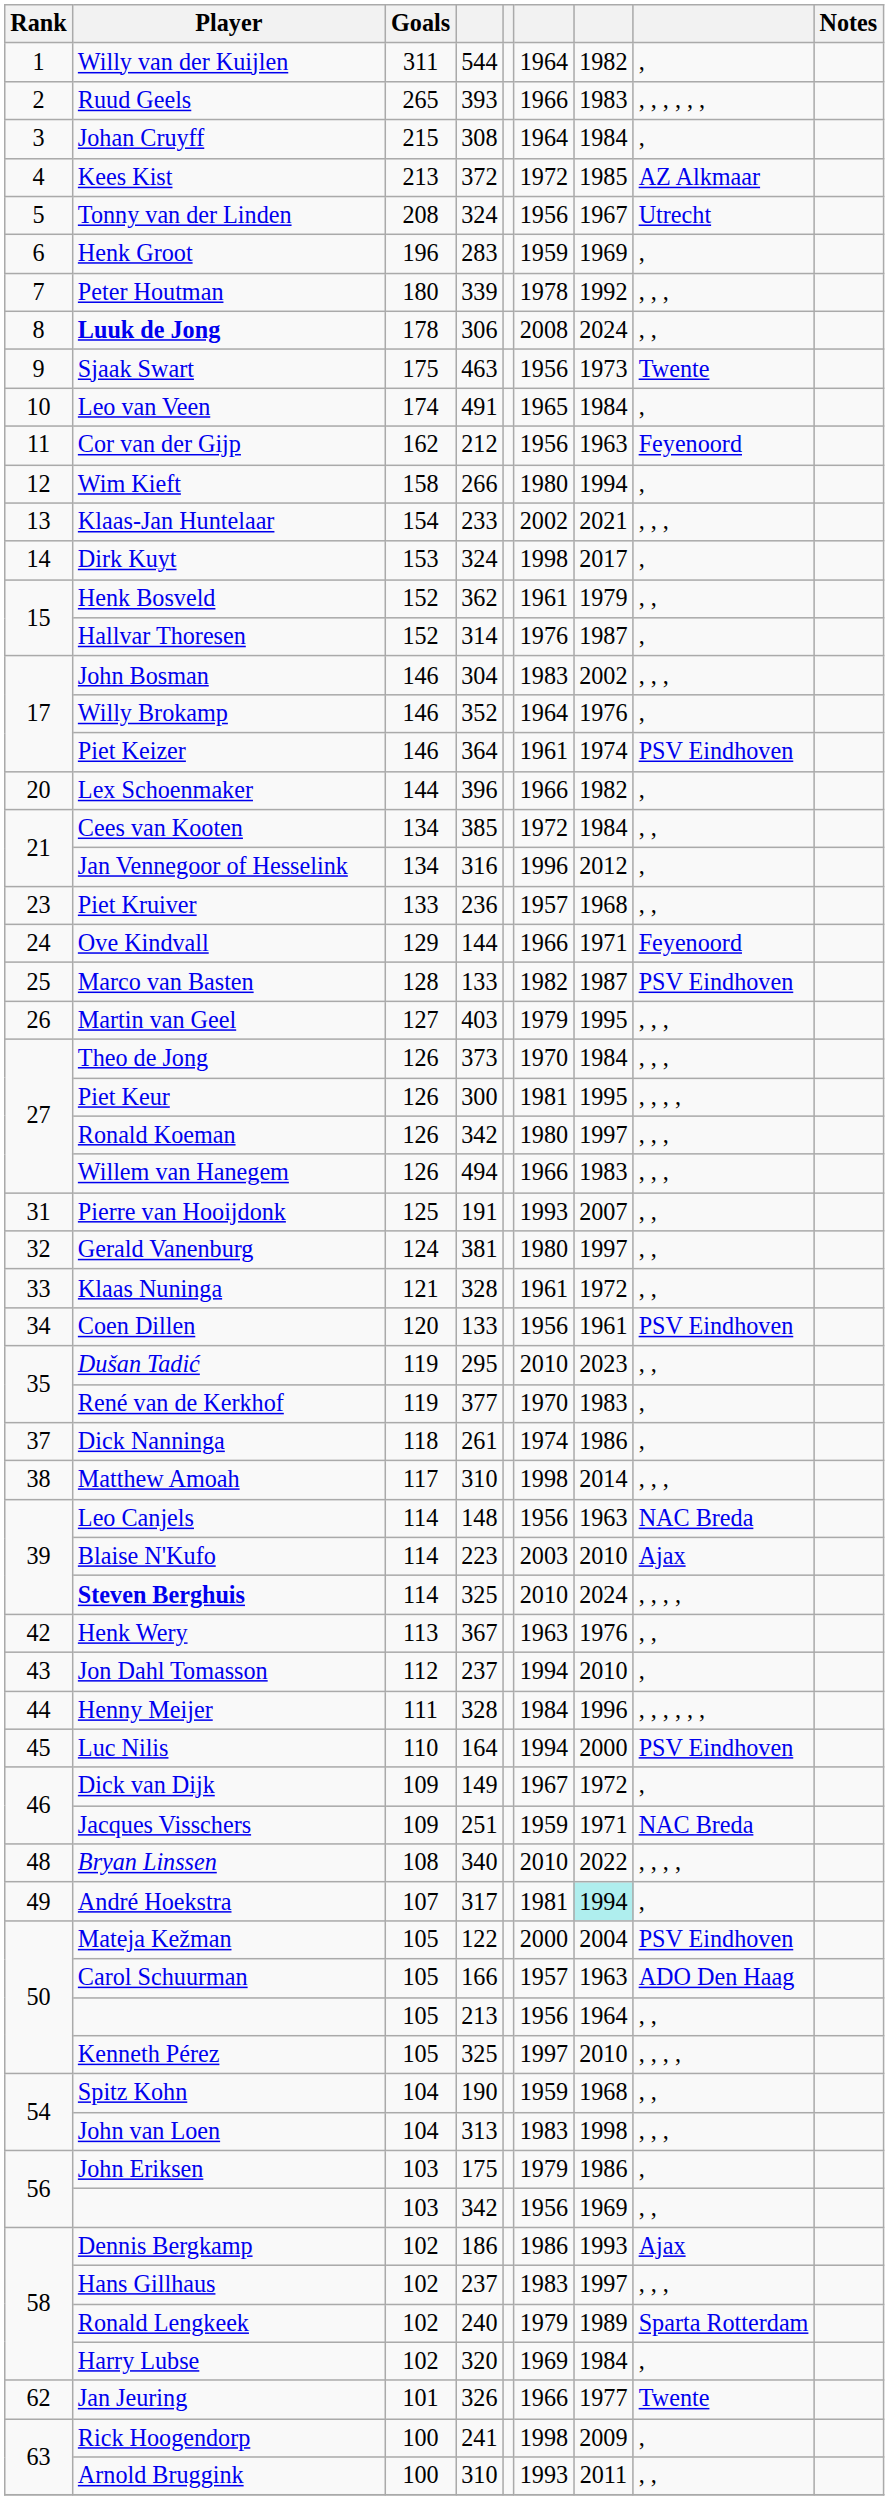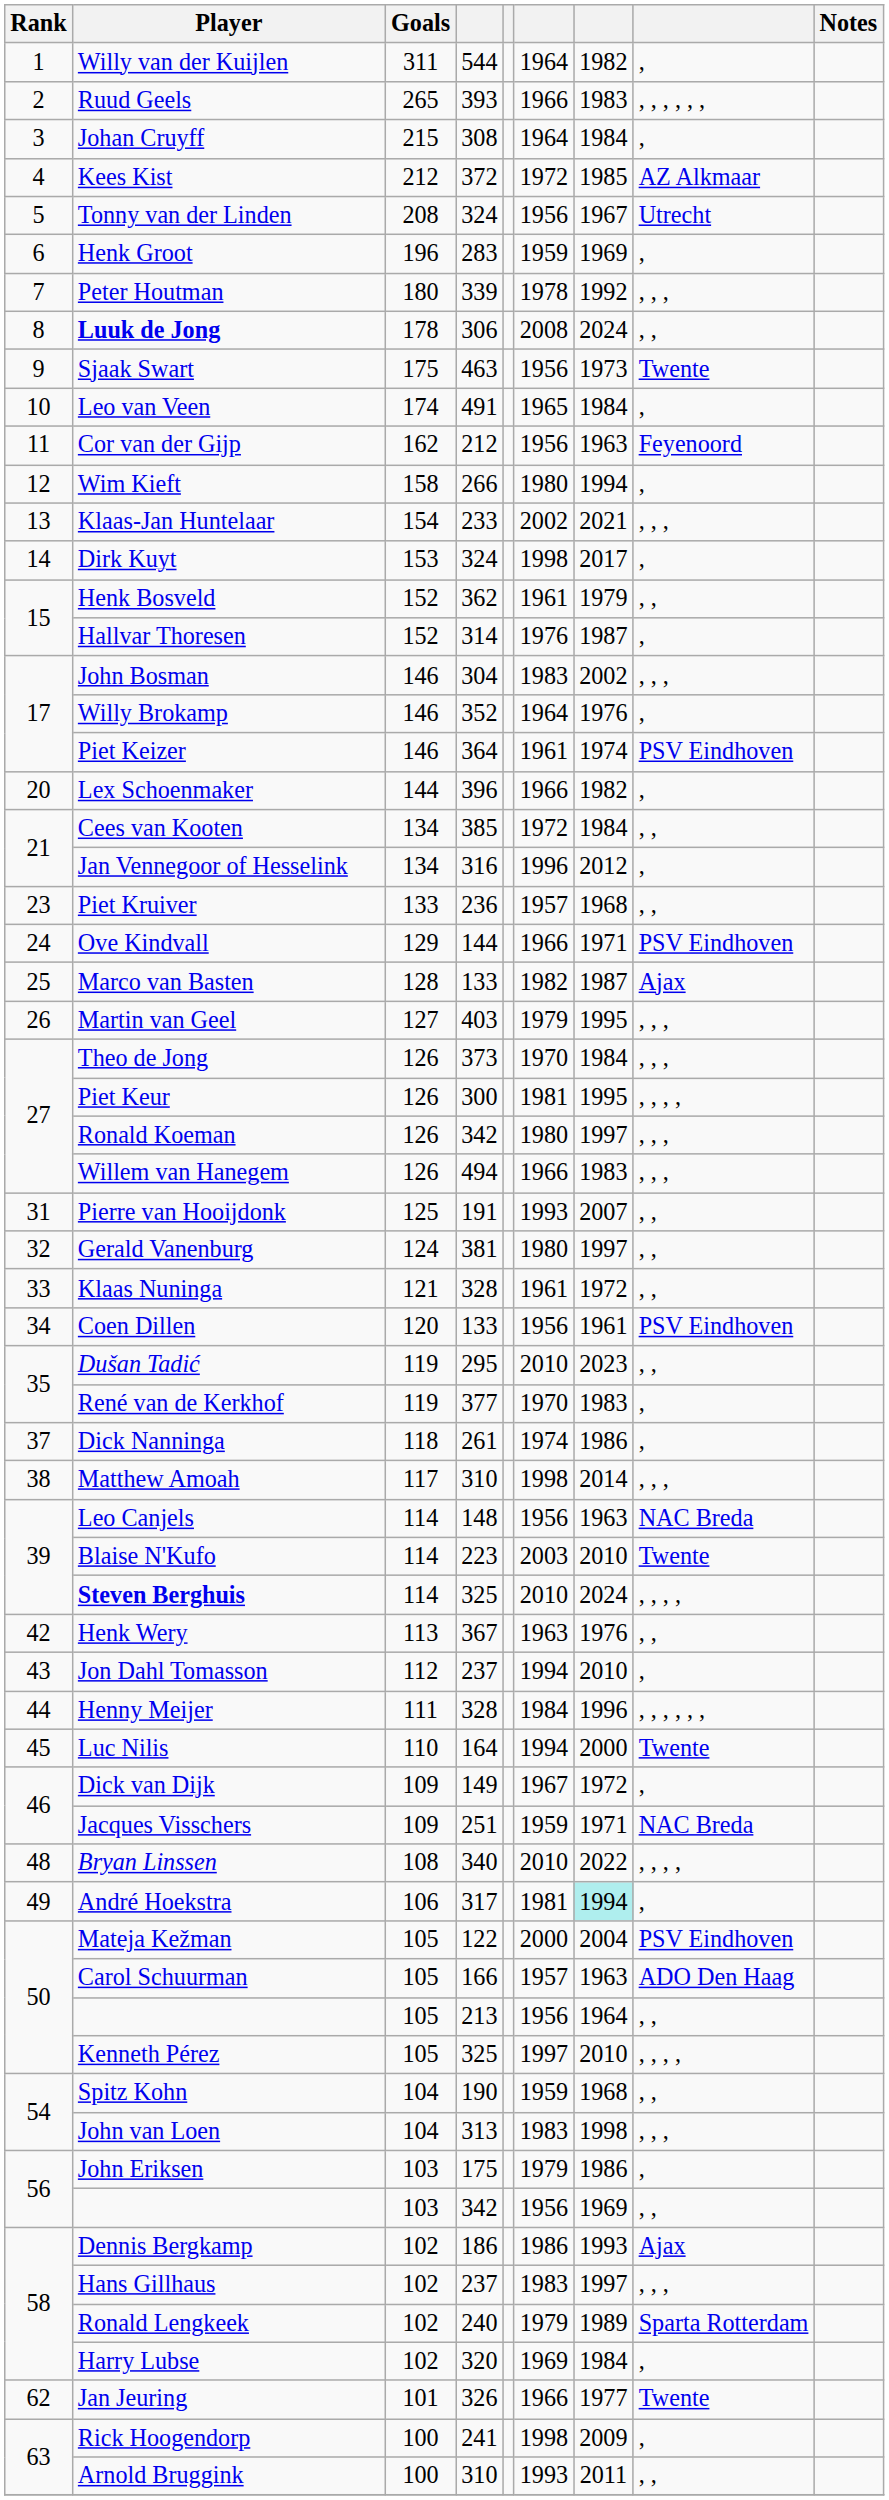(421, 176) 213 -> (421, 176) 212
(690, 943) Feyenoord -> (716, 943) PSV Eindhoven
(716, 981) PSV Eindhoven -> (662, 981) Ajax
(662, 1556) Ajax -> (674, 1556) Twente
(716, 1747) PSV Eindhoven -> (674, 1747) Twente
(421, 1901) 107 -> (421, 1901) 106
